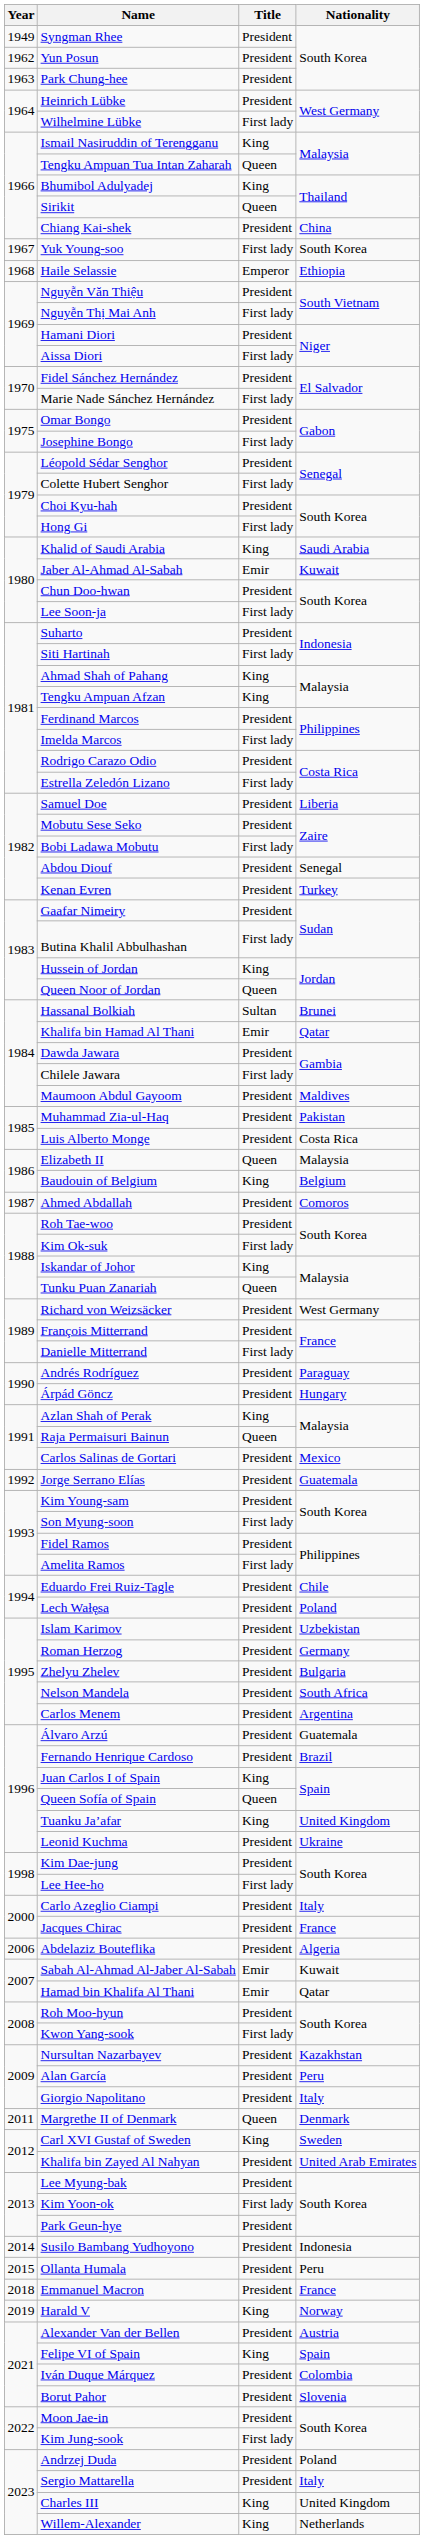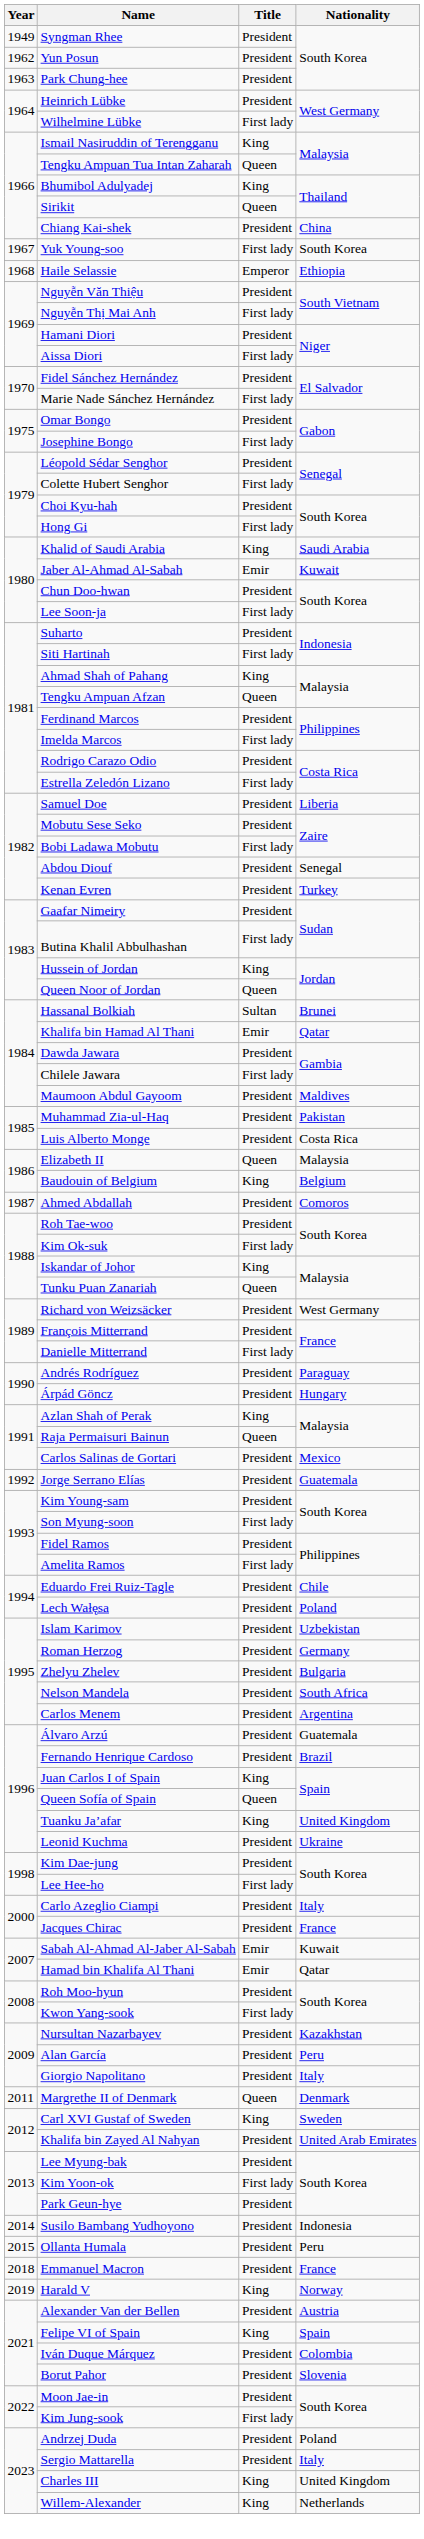(255, 697) King -> (260, 697) Queen
- row: (98, 1948)
